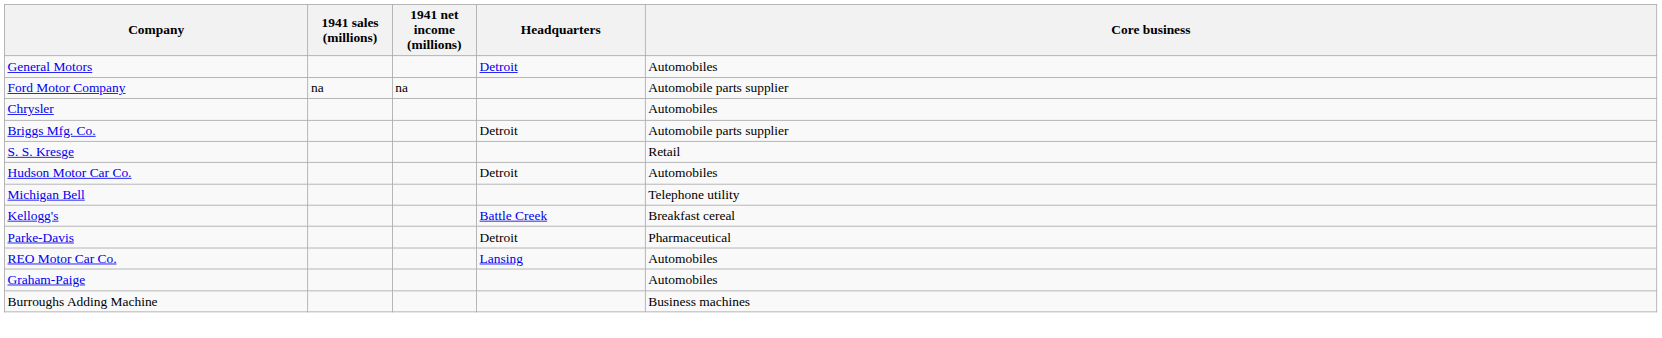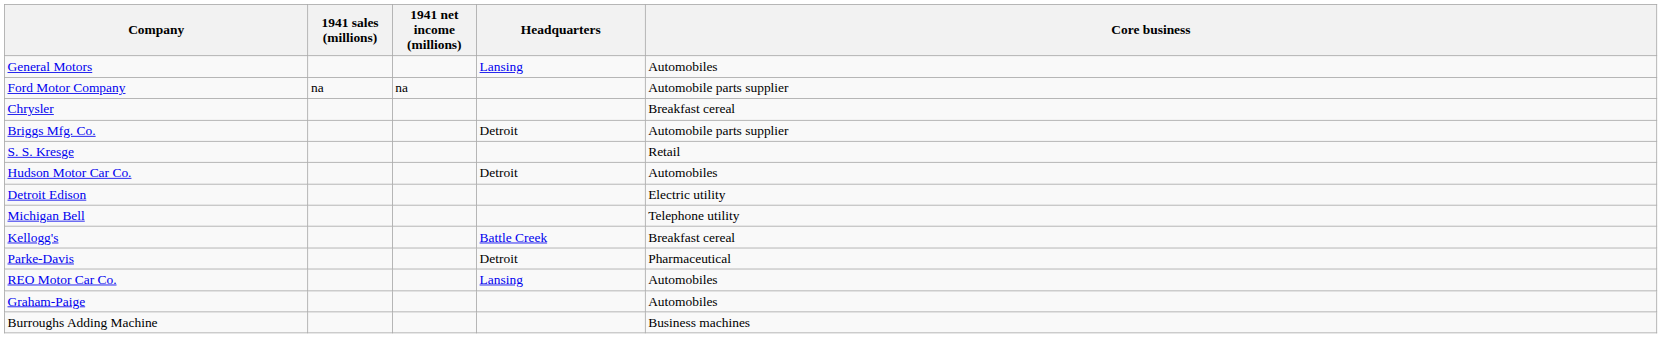(499, 66) Detroit -> (501, 66) Lansing
(683, 109) Automobiles -> (692, 109) Breakfast cereal
+ row: (47, 194)
